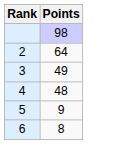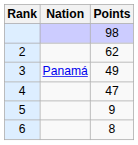+ column: (65, 14)
(61, 52) 64 -> (112, 52) 62
(61, 91) 48 -> (112, 91) 47
